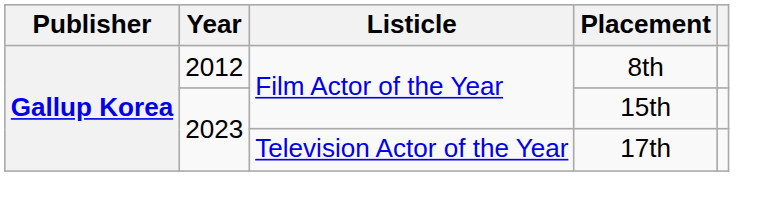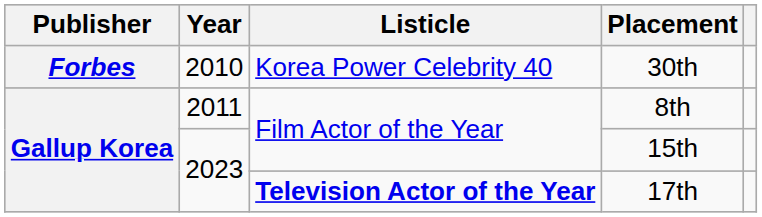+ row: (673, 66)
(214, 66) 2012 -> (214, 107) 2011
(412, 149) normal -> (425, 190) bold
